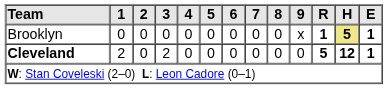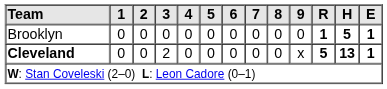(301, 34) x -> (301, 34) 0
(347, 34) khaki background -> (347, 34) no background
(121, 53) 2 -> (121, 53) 0
(301, 53) 0 -> (301, 53) x
(347, 53) 12 -> (347, 53) 13
